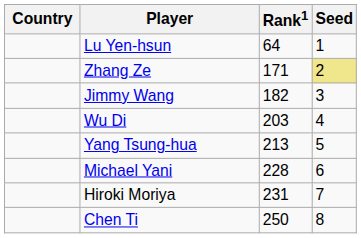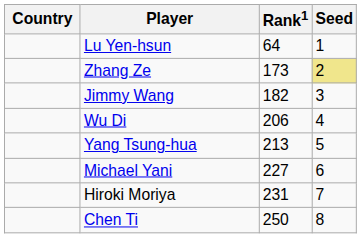(276, 70) 171 -> (276, 70) 173
(276, 120) 203 -> (276, 120) 206
(276, 170) 228 -> (276, 170) 227
